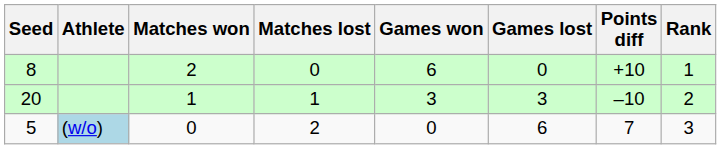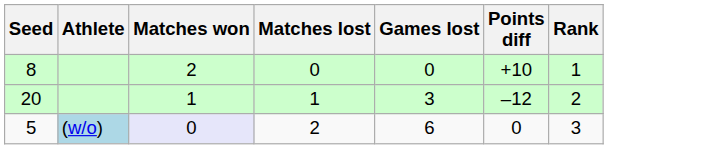- column: (431, 29)
(629, 98) –10 -> (516, 98) –12
(192, 128) no background -> (192, 128) lavender background
(629, 128) 7 -> (516, 128) 0
